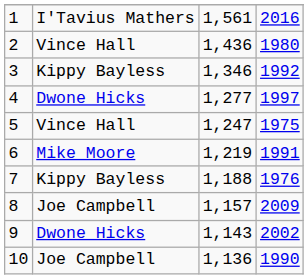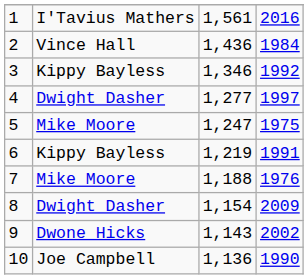(280, 45) 1980 -> (280, 45) 1984
(91, 99) Dwone Hicks -> (101, 99) Dwight Dasher
(86, 126) Vince Hall -> (86, 126) Mike Moore
(86, 153) Mike Moore -> (101, 153) Kippy Bayless
(101, 180) Kippy Bayless -> (86, 180) Mike Moore
(96, 206) Joe Campbell -> (101, 206) Dwight Dasher
(227, 206) 1,157 -> (227, 206) 1,154
